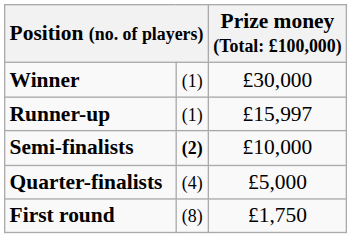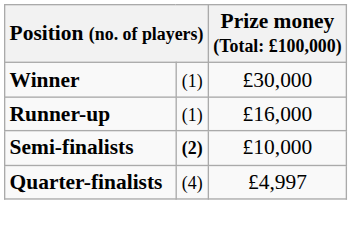(277, 113) £15,997 -> (277, 113) £16,000
(277, 181) £5,000 -> (277, 181) £4,997
- row: (62, 215)
